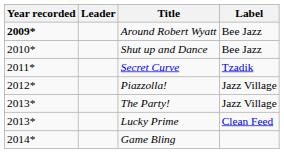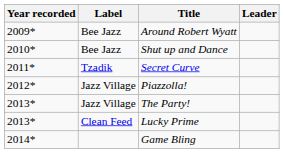columns swapped: (98, 13) <-> (249, 13)
(21, 31) bold -> (21, 31) normal
